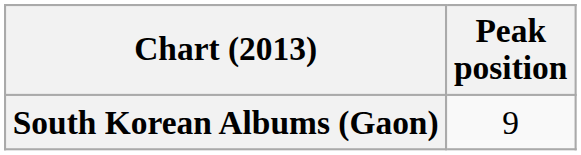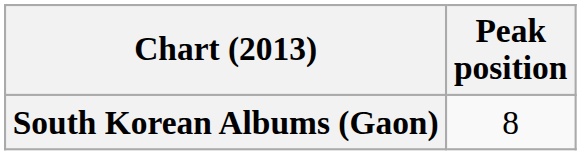(511, 121) 9 -> (511, 121) 8
